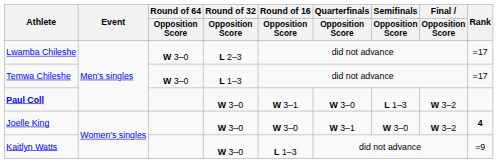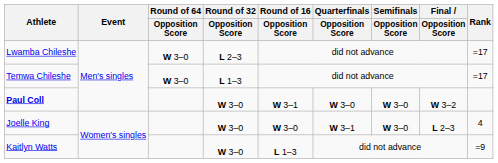(396, 105) L 1–3 -> (396, 105) W 3–0
(443, 128) W 3–2 -> (443, 128) L 2–3
(480, 124) bold -> (480, 124) normal
